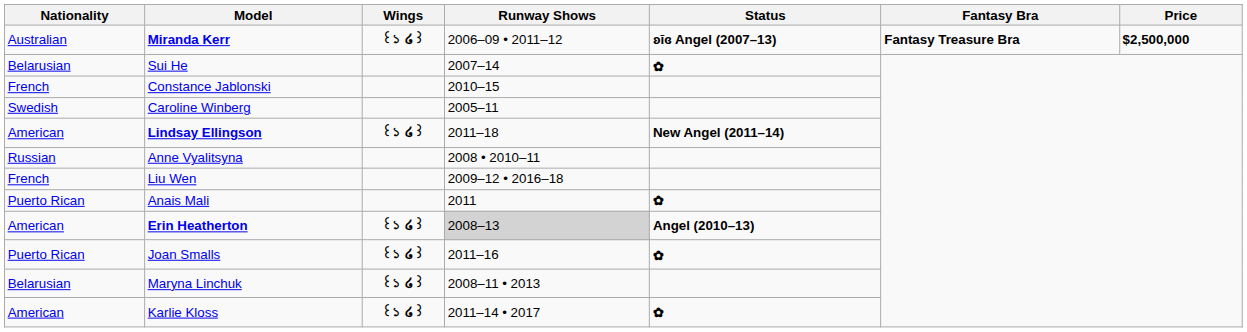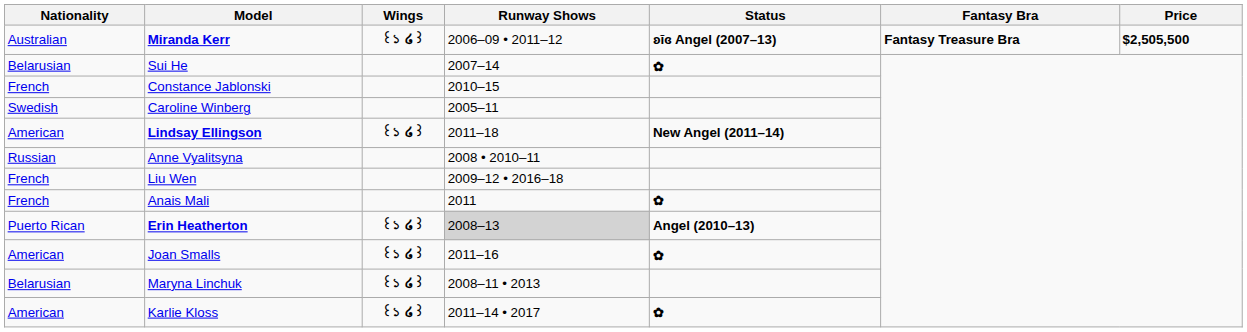(1156, 40) $2,500,000 -> (1156, 40) $2,505,500
(46, 200) Puerto Rican -> (28, 200) French
(36, 225) American -> (46, 225) Puerto Rican
(46, 254) Puerto Rican -> (36, 254) American
